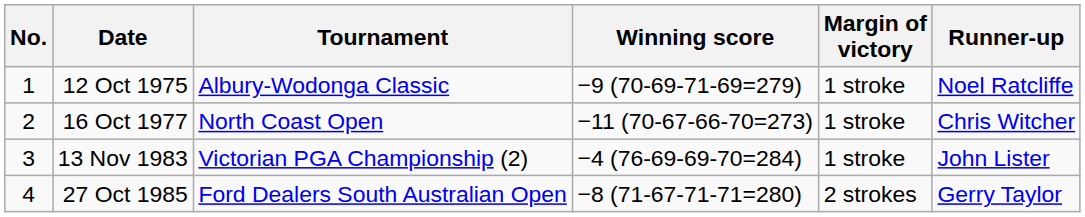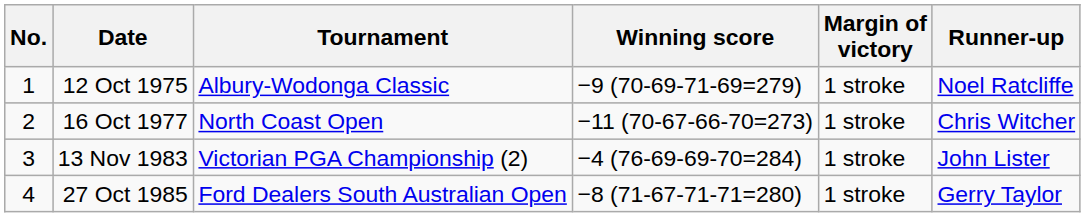(870, 194) 2 strokes -> (864, 194) 1 stroke
